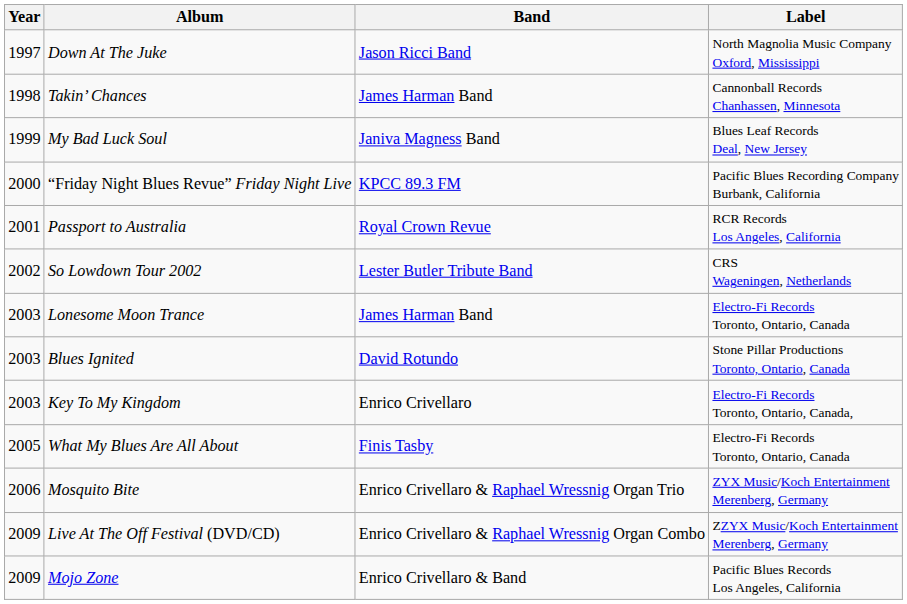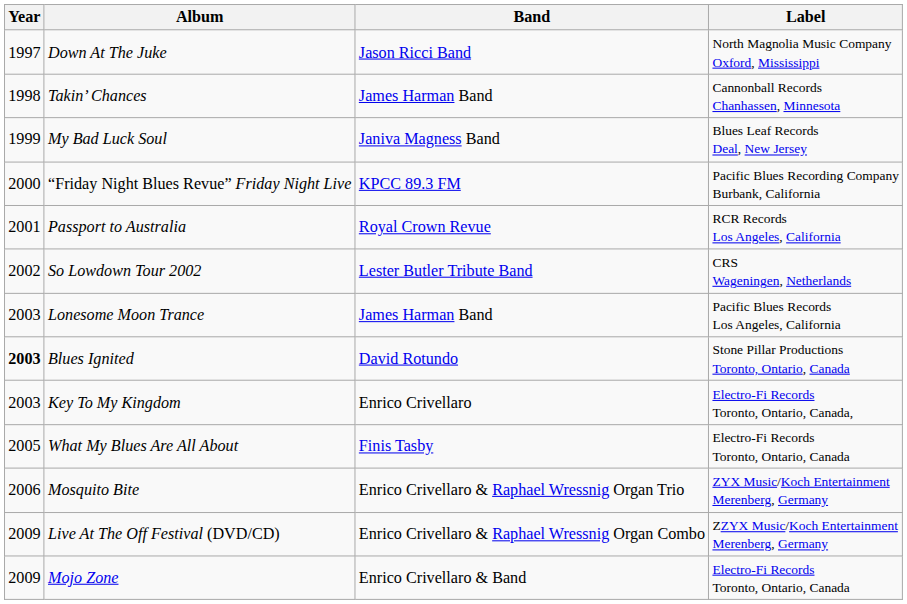(781, 315) Electro-Fi Records Toronto, Ontario, Canada -> (777, 315) Pacific Blues Records Los Angeles, California
(24, 358) normal -> (24, 358) bold
(777, 578) Pacific Blues Records Los Angeles, California -> (781, 578) Electro-Fi Records Toronto, Ontario, Canada
